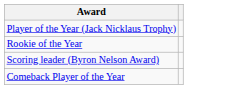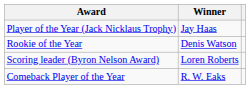+ column: (210, 12)
